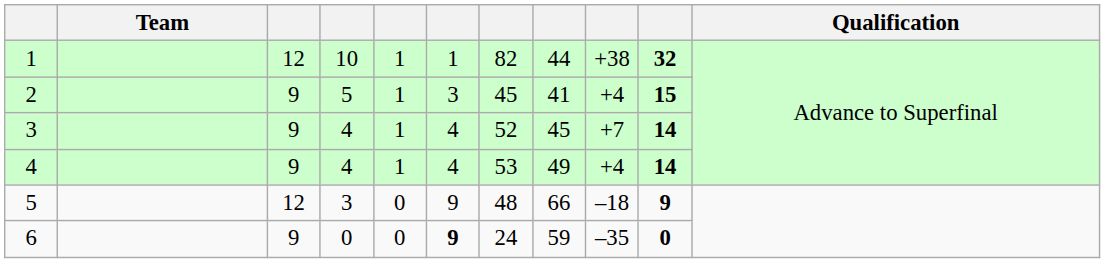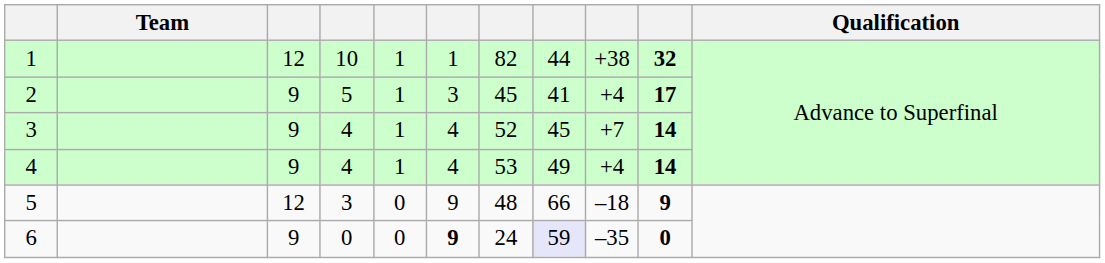(665, 94) 15 -> (665, 94) 17
(559, 238) no background -> (559, 238) lavender background
